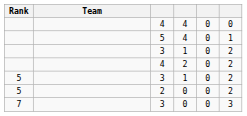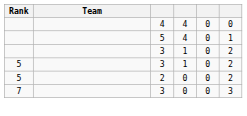- row: (162, 64)
